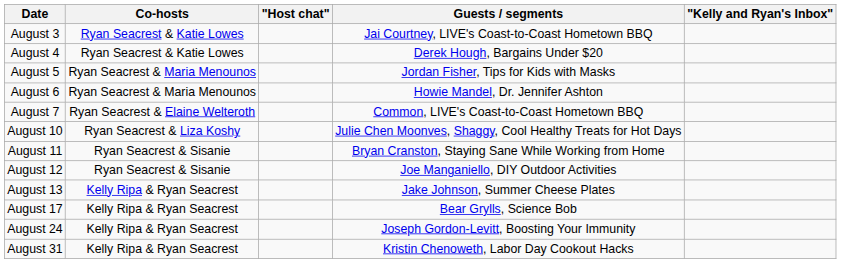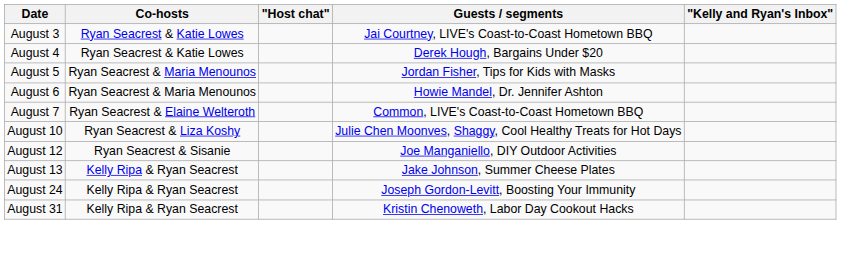- row: (35, 151)
- row: (35, 209)
